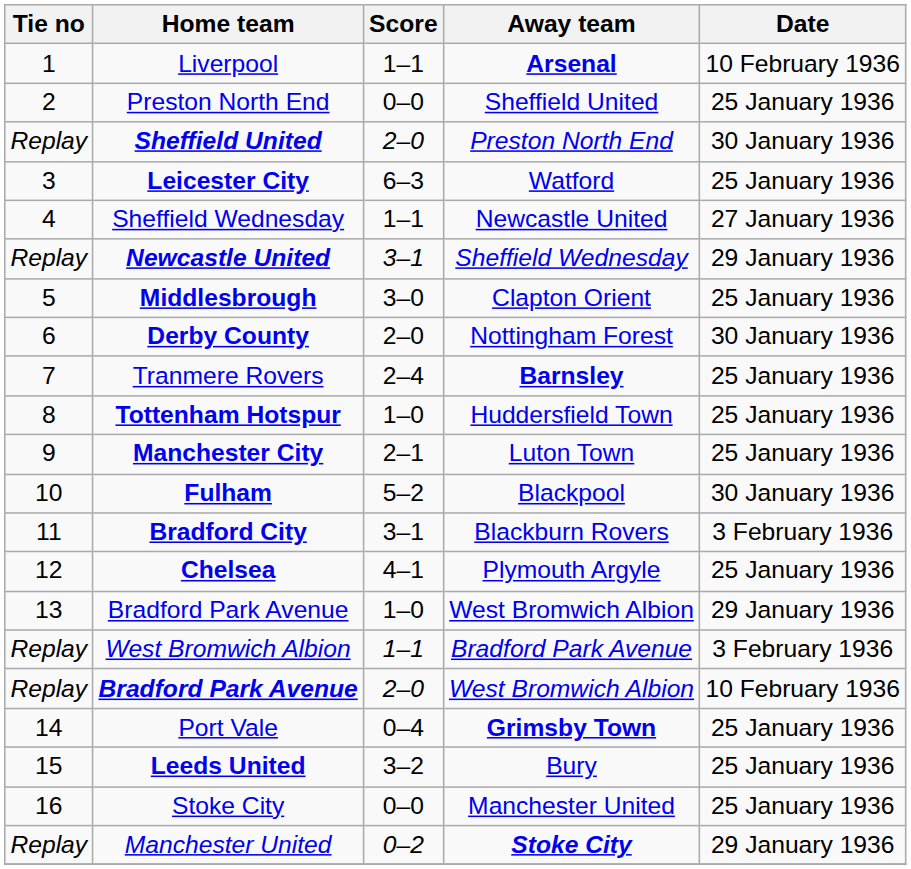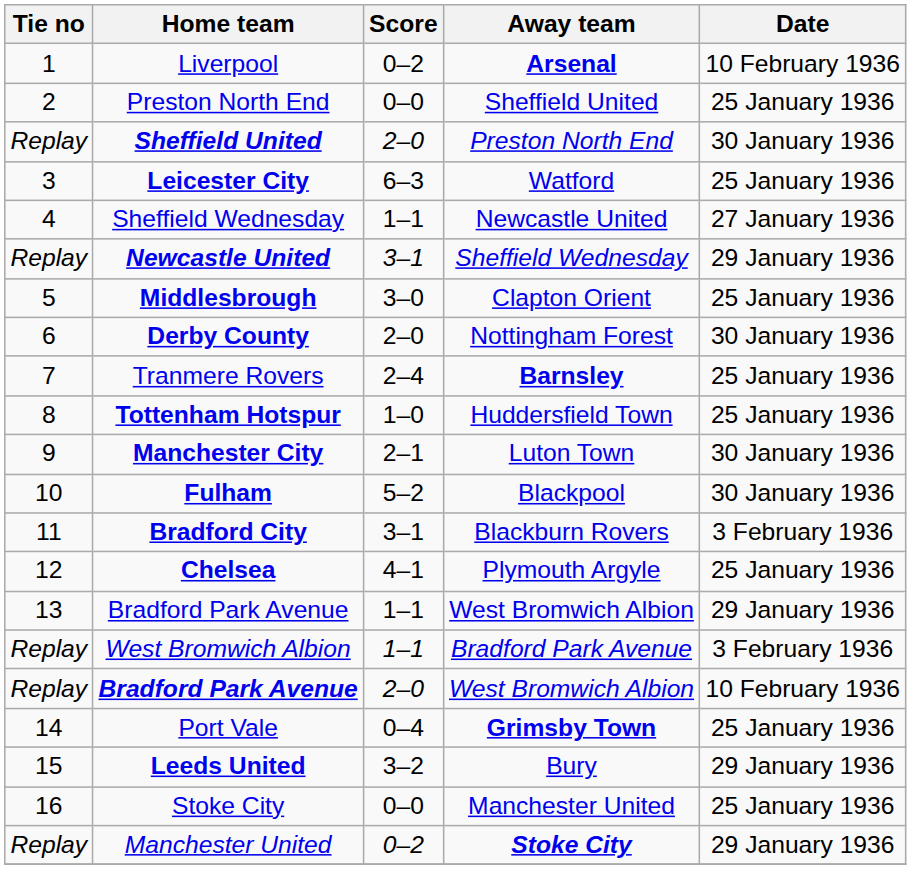(403, 63) 1–1 -> (403, 63) 0–2
(803, 453) 25 January 1936 -> (803, 453) 30 January 1936
(403, 610) 1–0 -> (403, 610) 1–1
(803, 766) 25 January 1936 -> (803, 766) 29 January 1936
